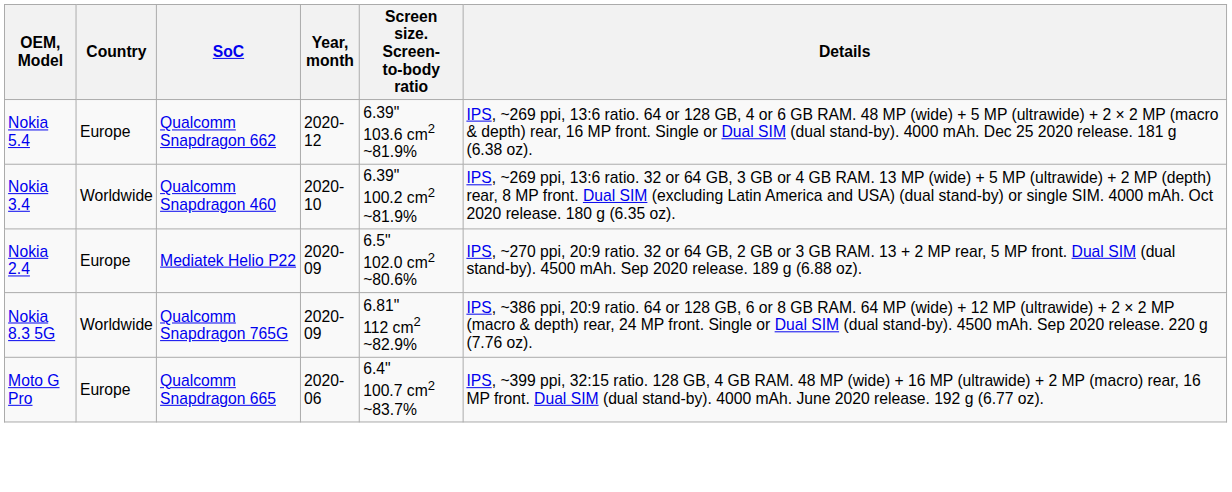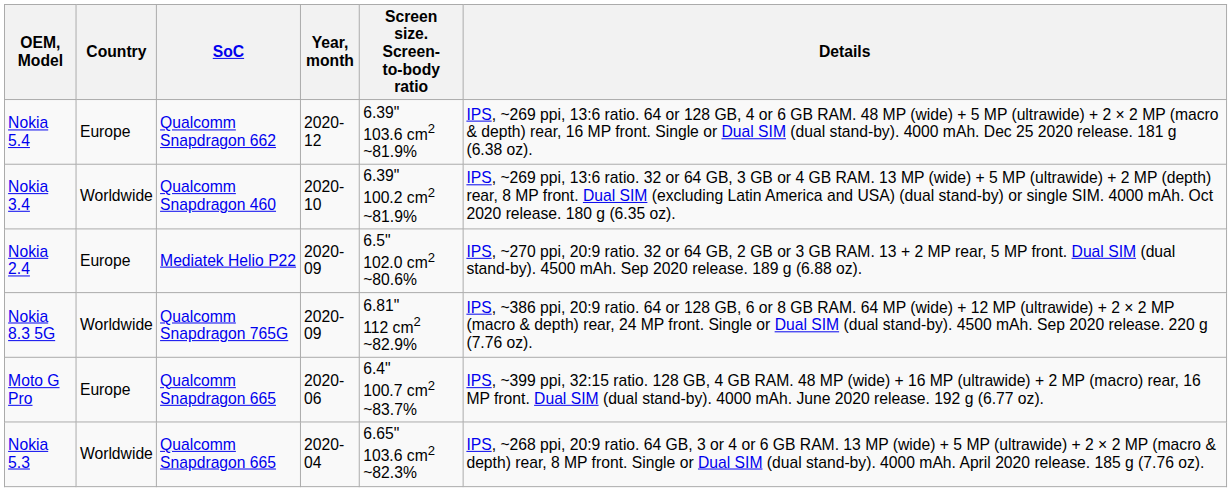+ row: (28, 454)
